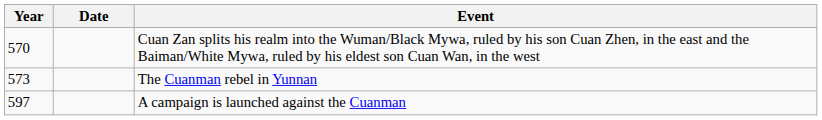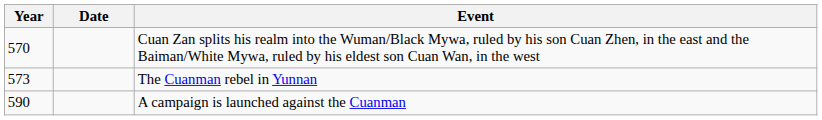(19, 102) 597 -> (19, 102) 590
